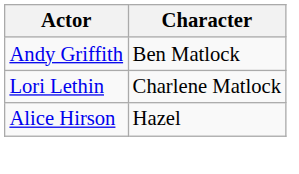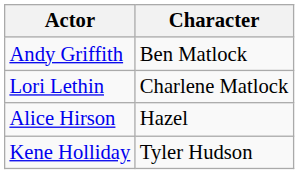+ row: (70, 151)
